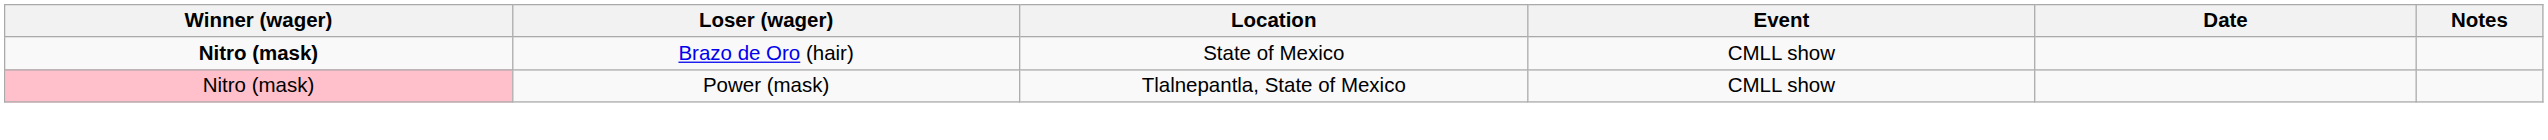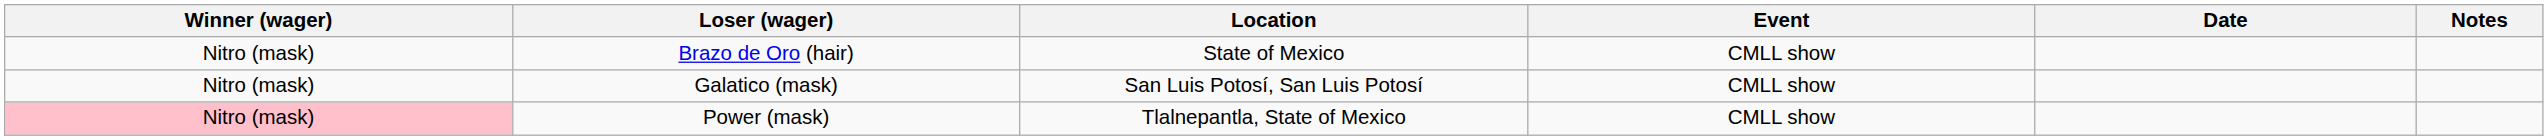(258, 53) bold -> (258, 53) normal
+ row: (766, 85)
